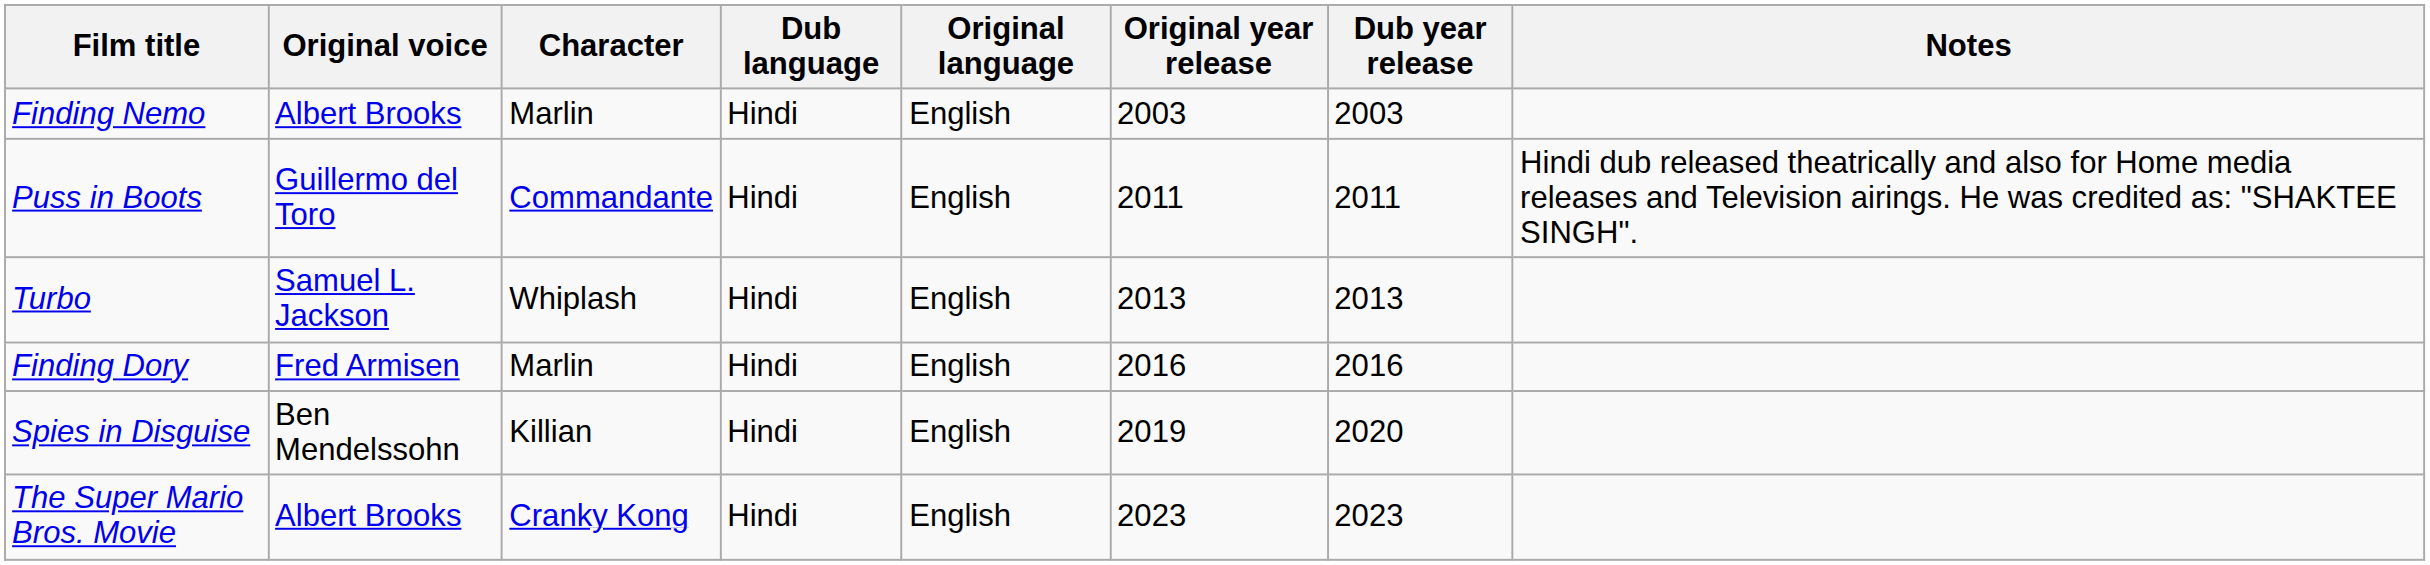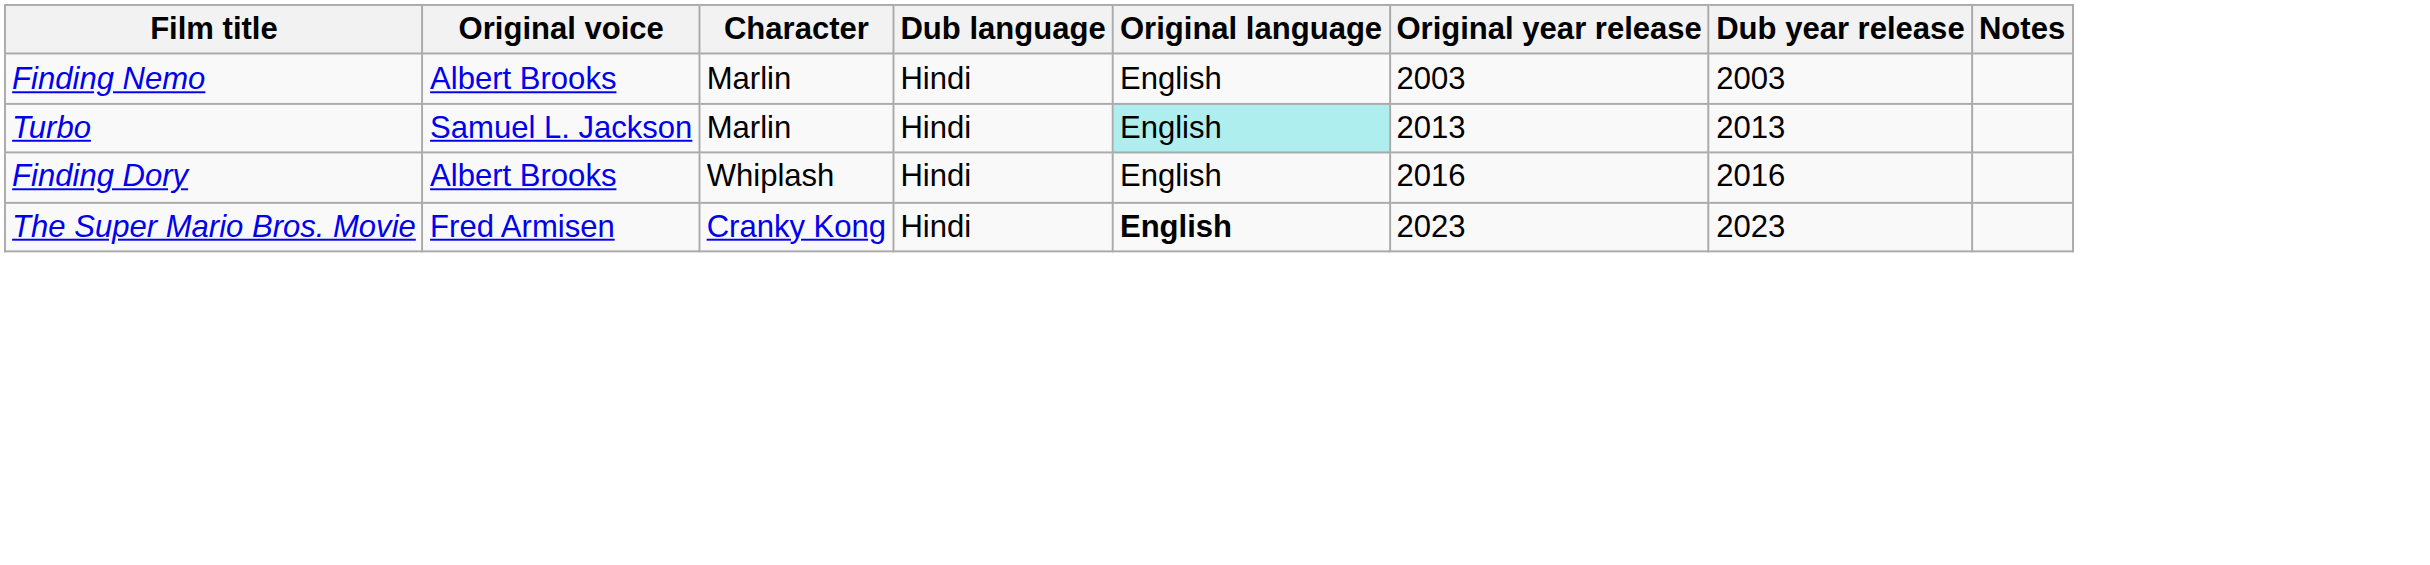- row: (107, 197)
(573, 299) Whiplash -> (749, 127) Marlin
(960, 299) no background -> (1171, 127) paleturquoise background
(367, 365) Fred Armisen -> (523, 176) Albert Brooks
(552, 365) Marlin -> (771, 176) Whiplash
- row: (131, 432)
(368, 516) Albert Brooks -> (522, 226) Fred Armisen
(960, 516) normal -> (1176, 226) bold
